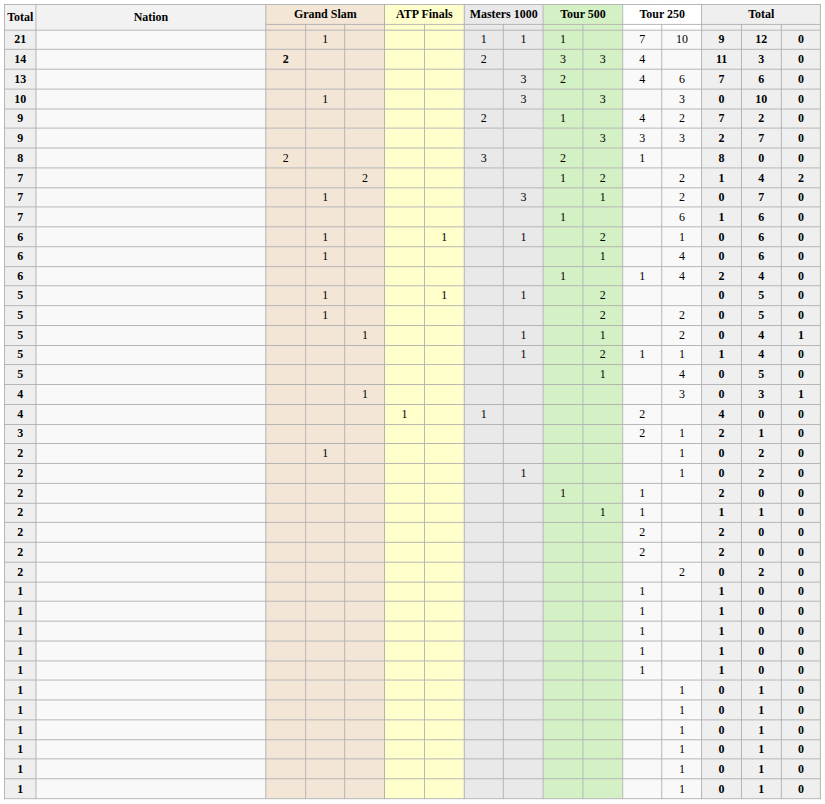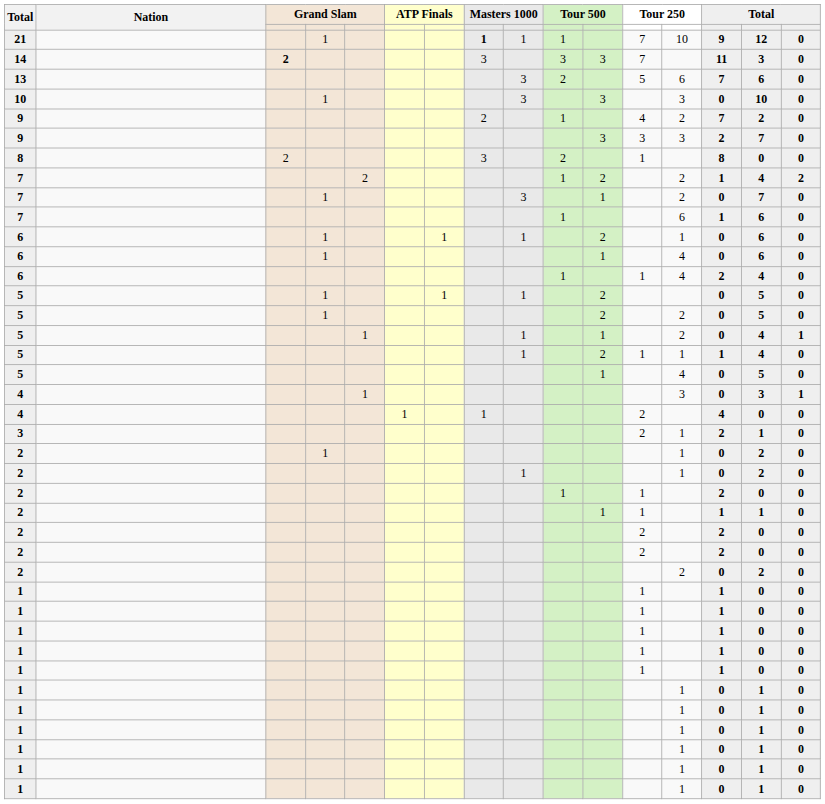(484, 40) normal -> (484, 40) bold
(484, 59) 2 -> (484, 59) 3
(642, 59) 4 -> (642, 59) 7
(642, 79) 4 -> (642, 79) 5
